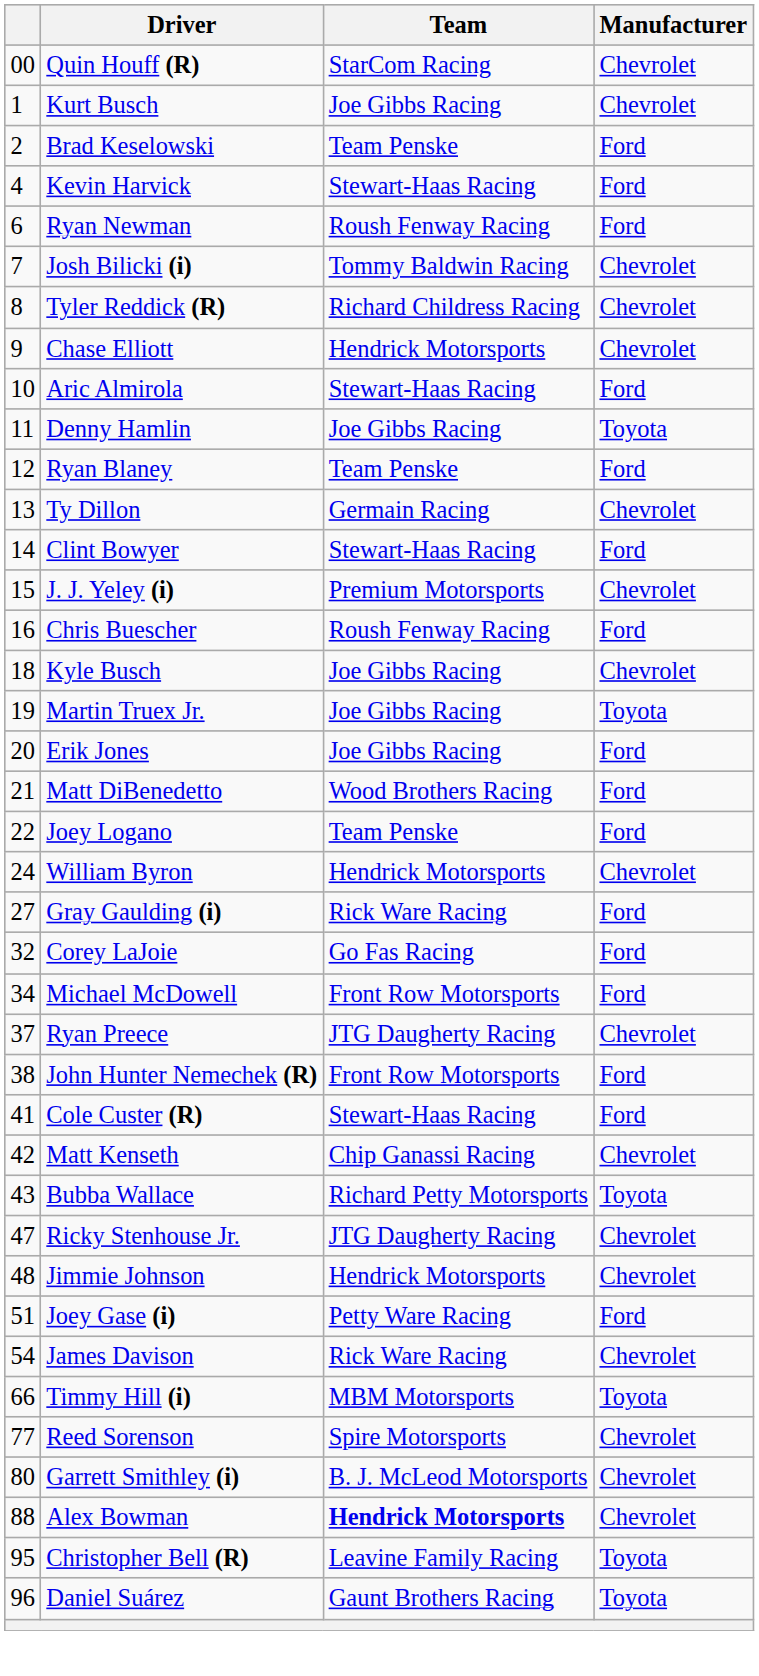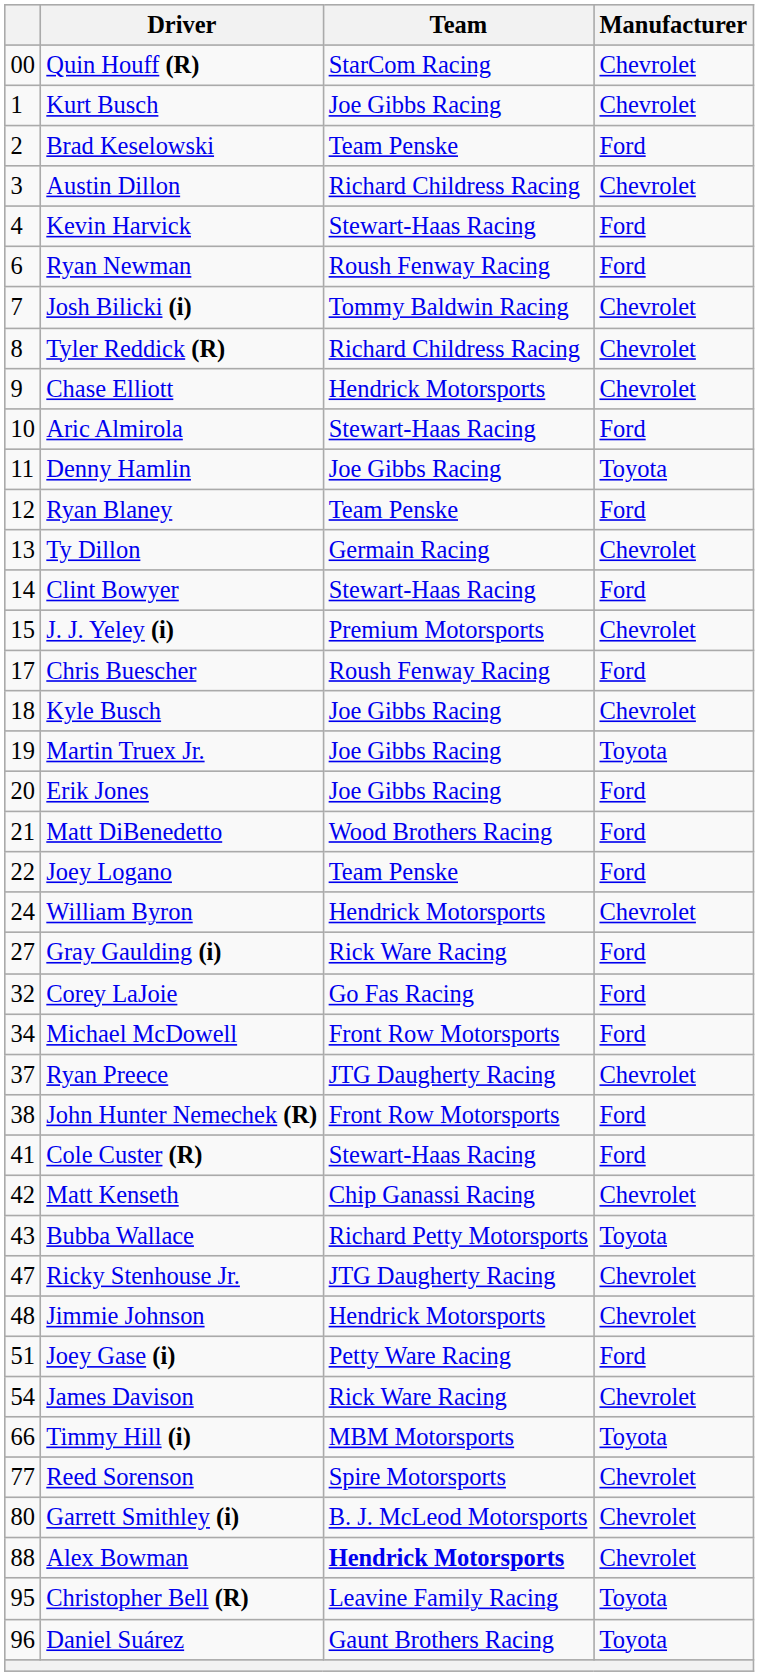+ row: (113, 186)
(23, 630) 16 -> (23, 670) 17
